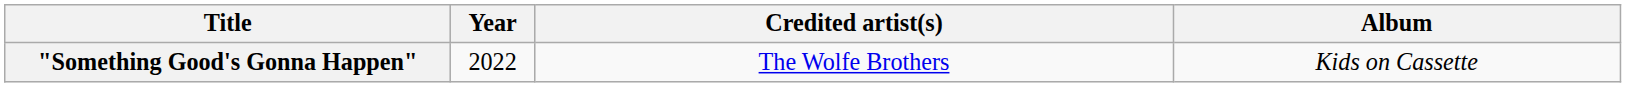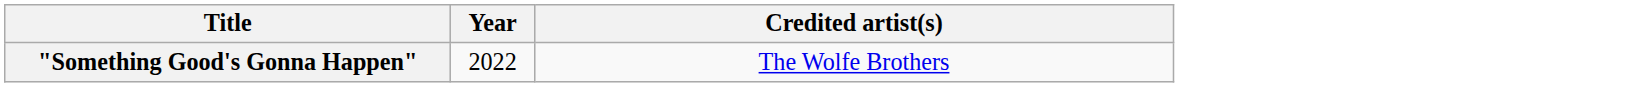- column: (1397, 23)
